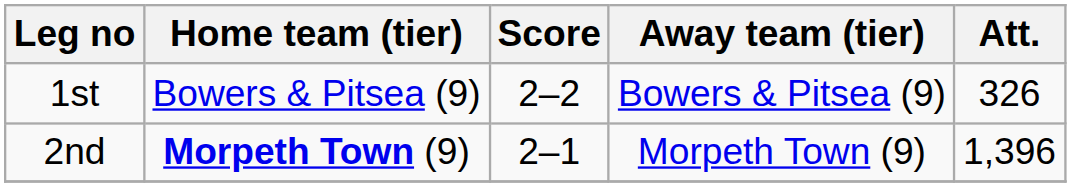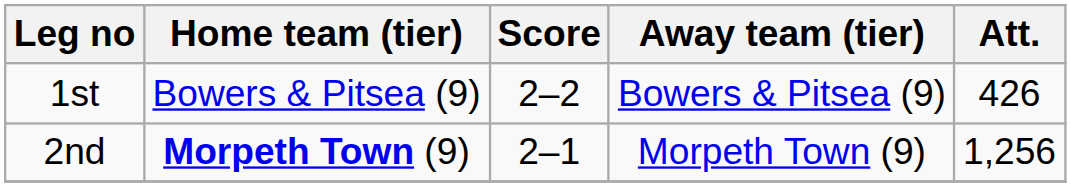(1009, 92) 326 -> (1009, 92) 426
(1009, 151) 1,396 -> (1009, 151) 1,256
